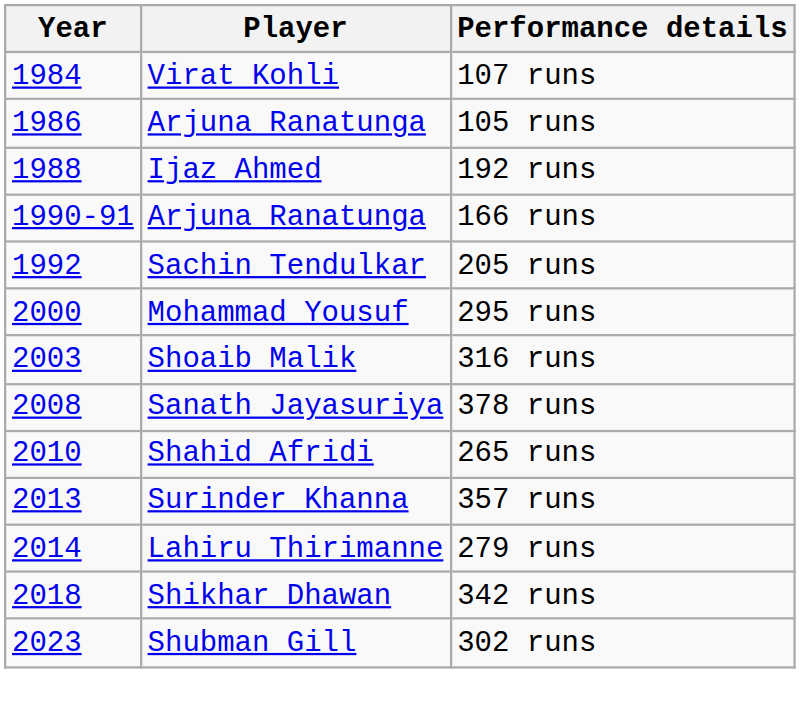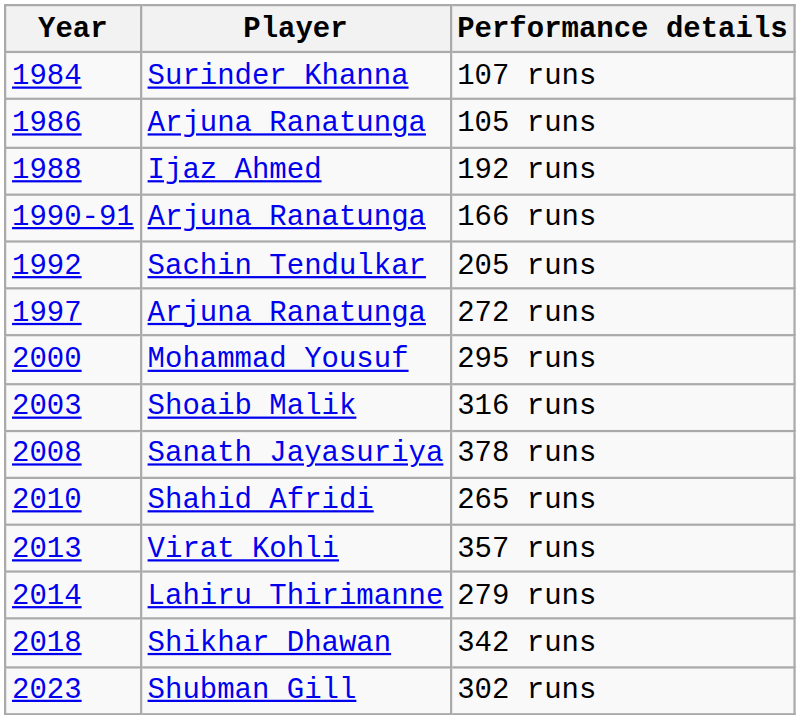(243, 76) Virat Kohli -> (278, 76) Surinder Khanna
+ row: (527, 312)
(278, 501) Surinder Khanna -> (243, 548) Virat Kohli
